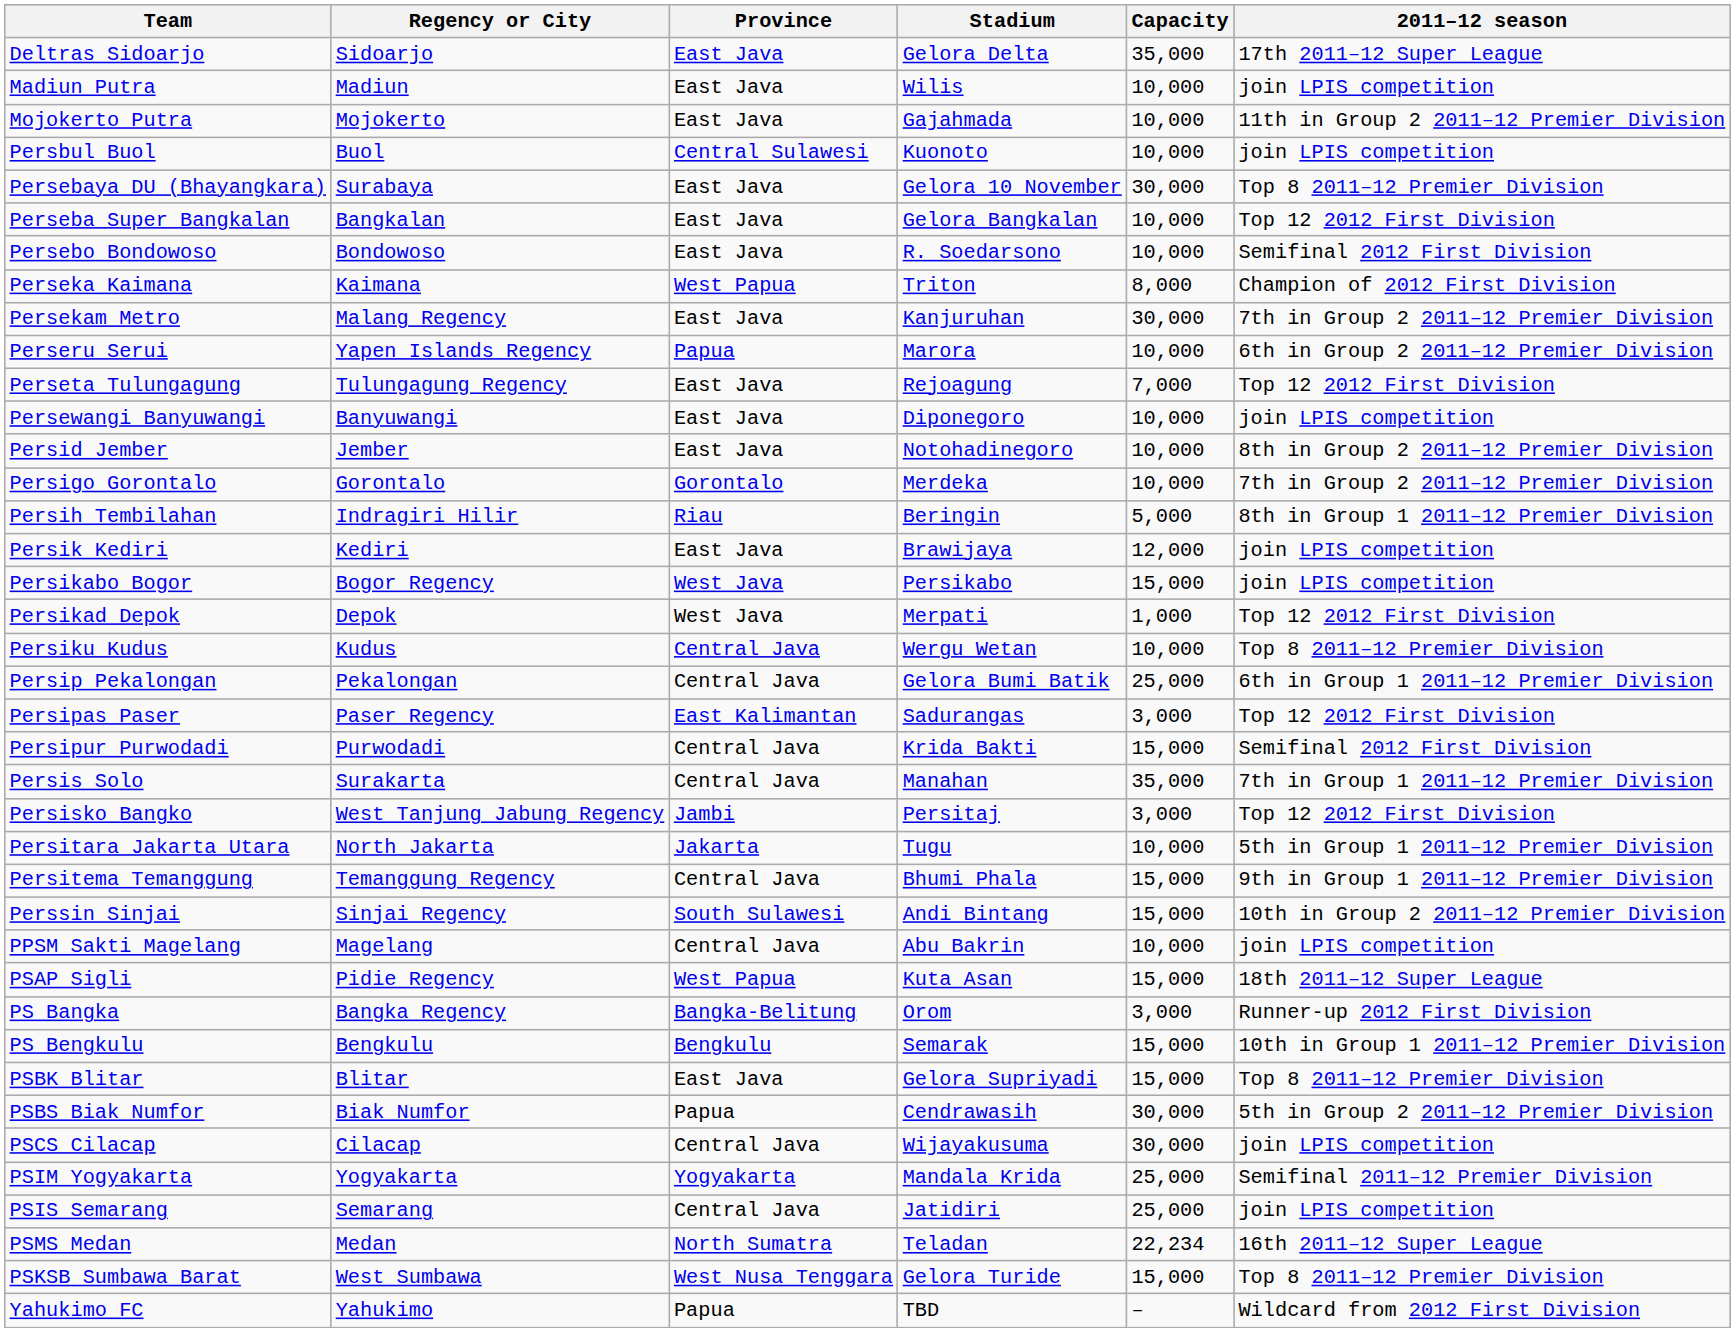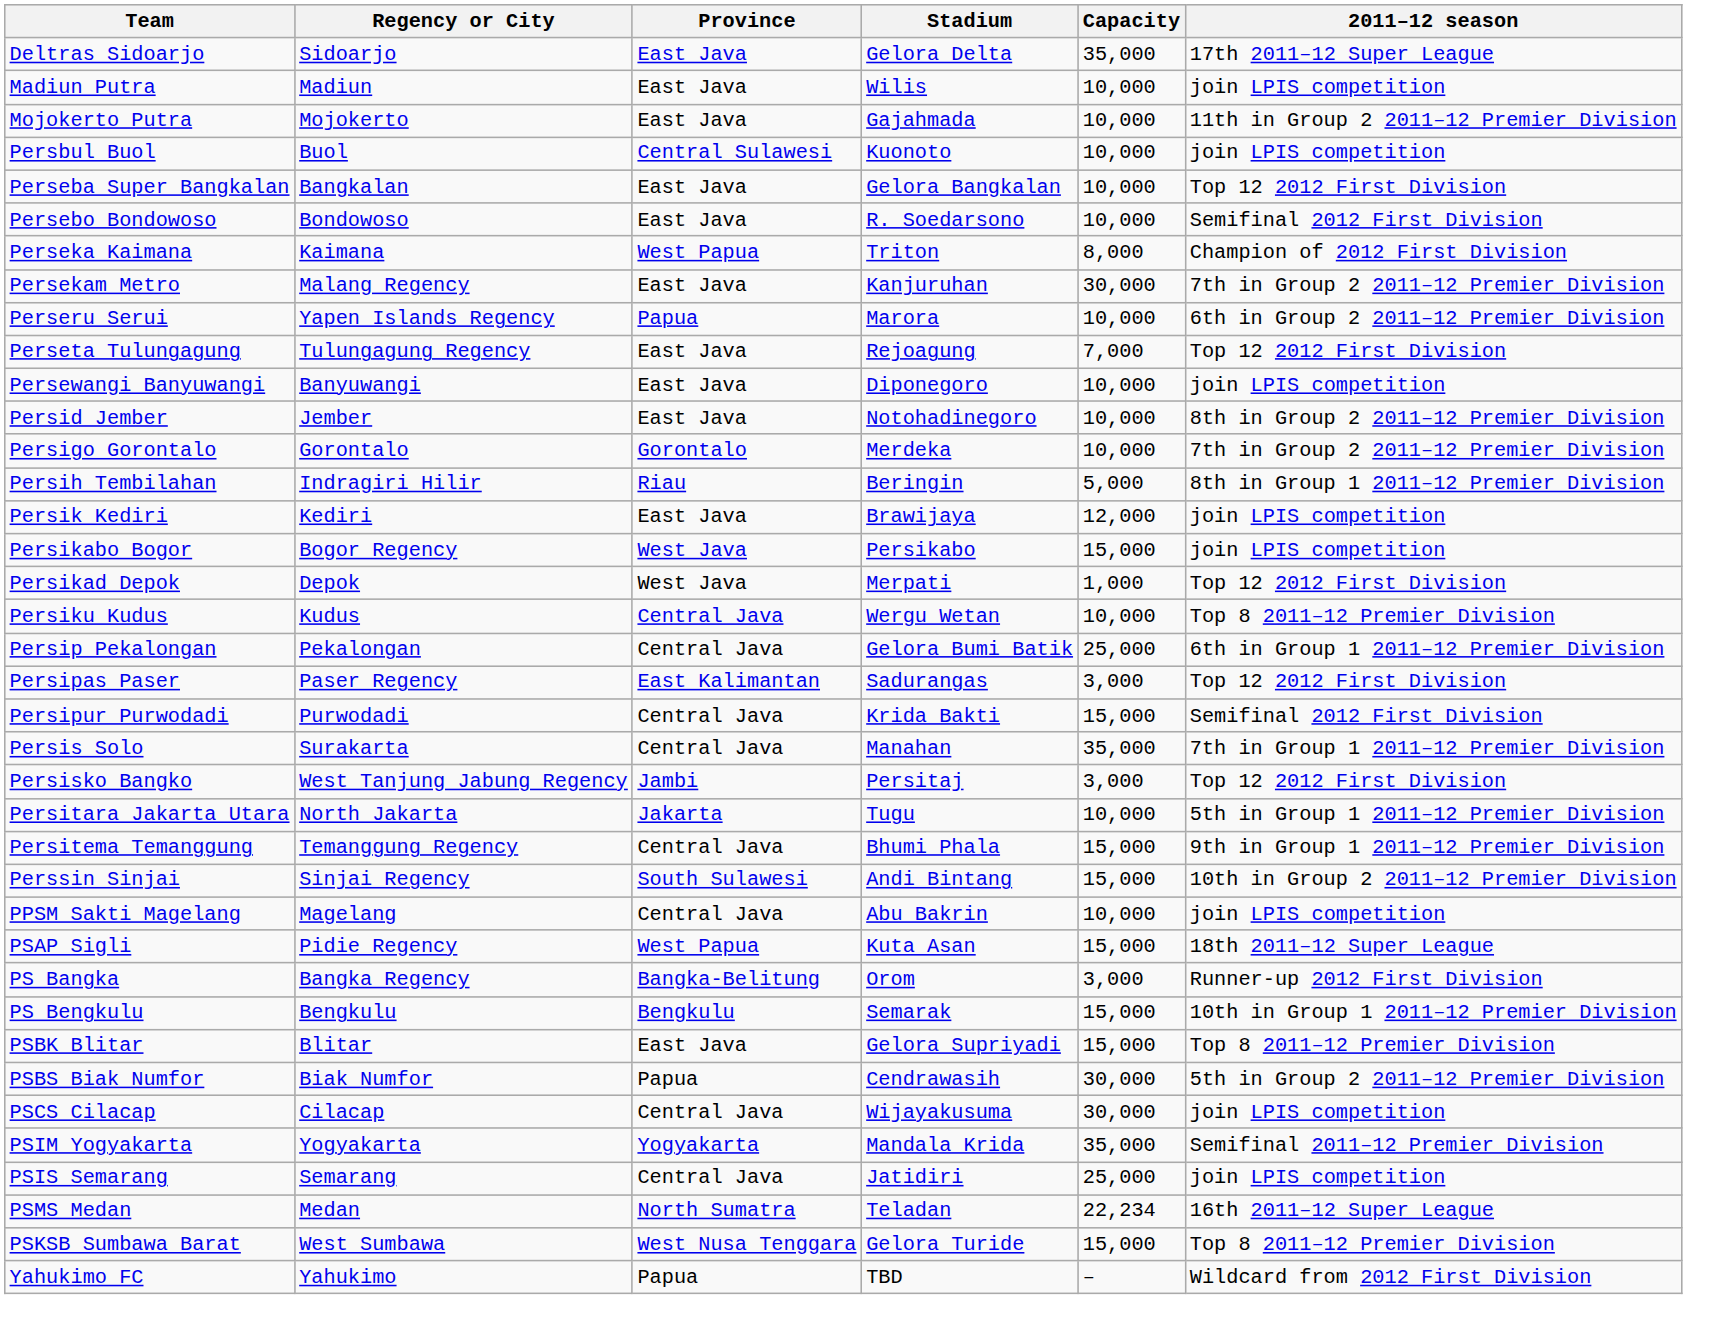- row: (168, 187)
(1168, 1178) 25,000 -> (1119, 1145) 35,000
